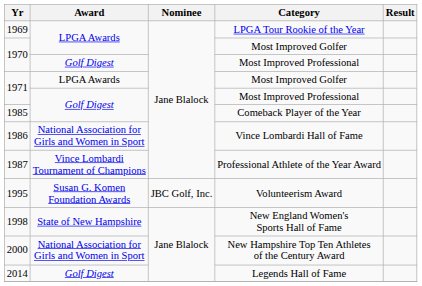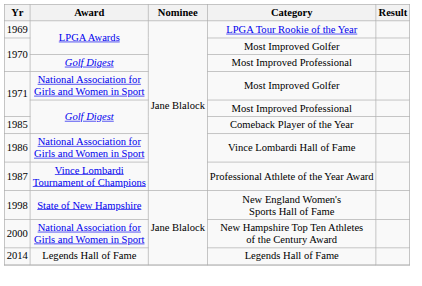(89, 79) LPGA Awards -> (89, 85) National Association for Girls and Women in Sport
- row: (17, 193)
(89, 273) Golf Digest -> (89, 256) Legends Hall of Fame
